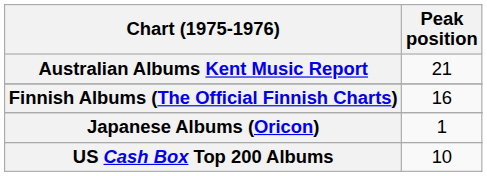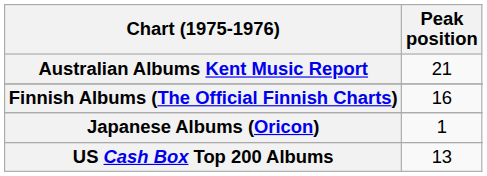(442, 156) 10 -> (442, 156) 13
